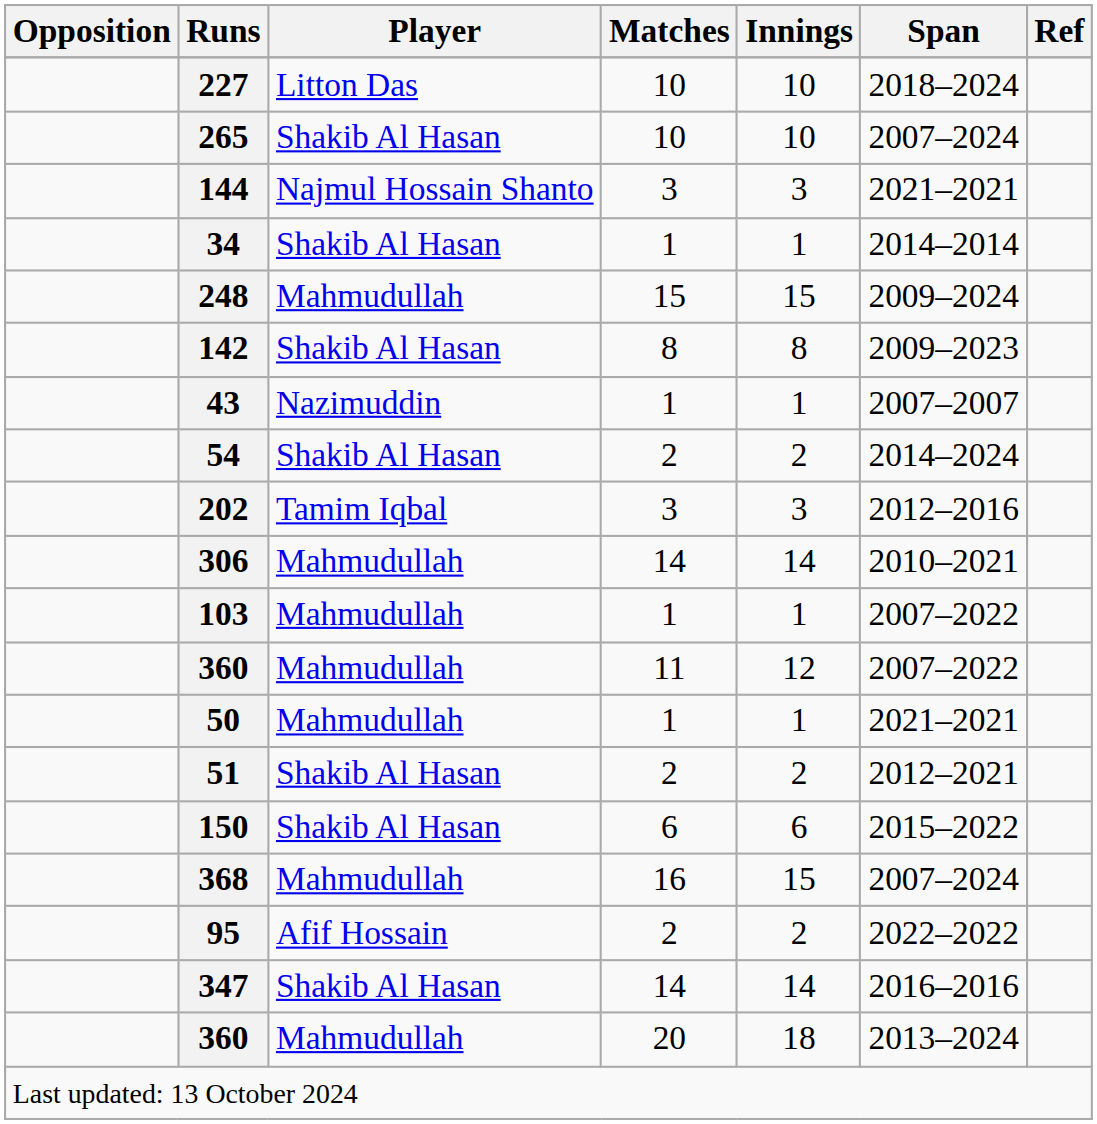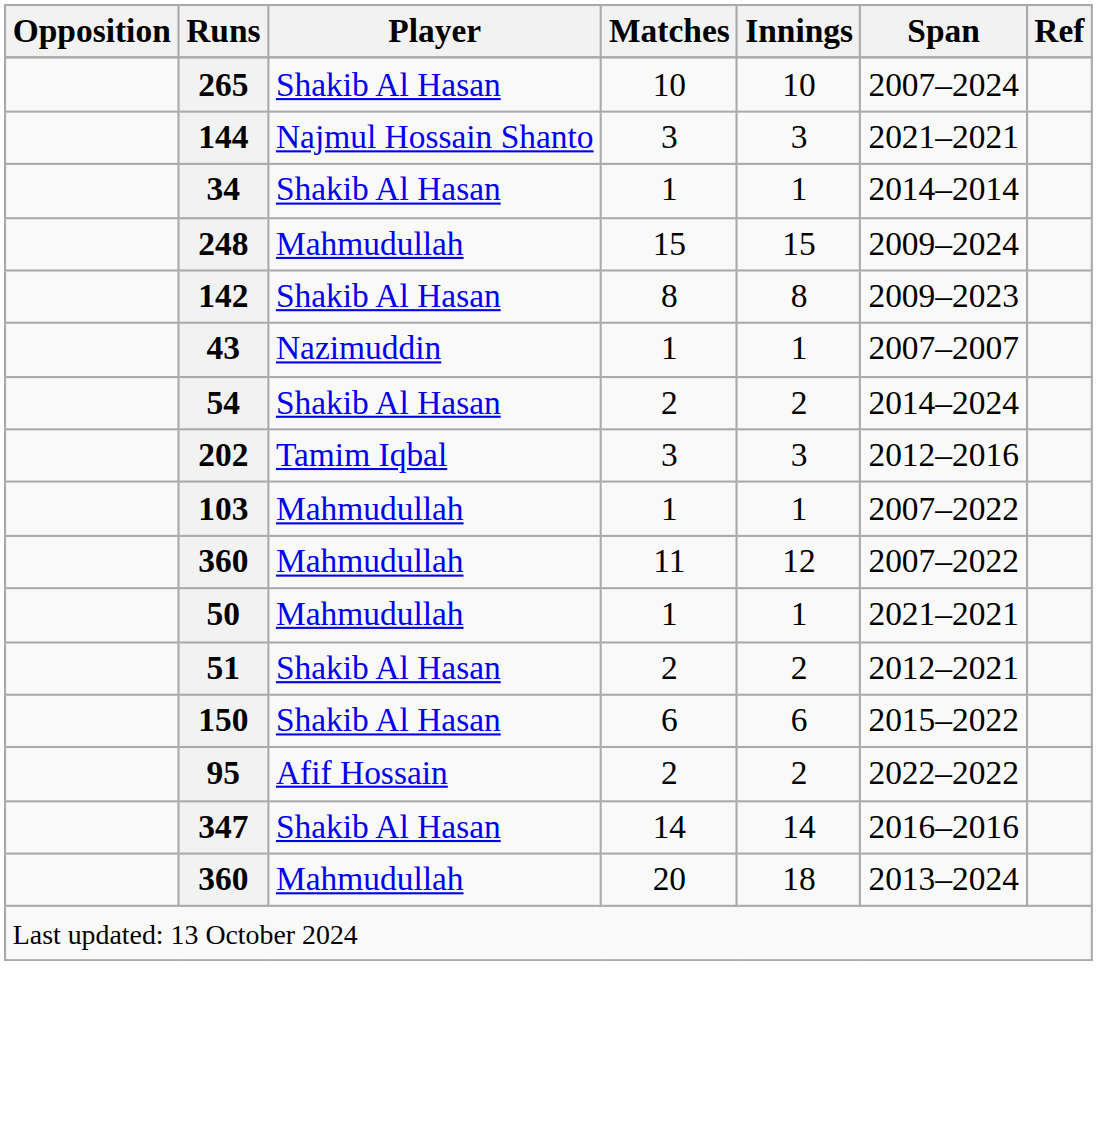- row: (223, 84)
- row: (223, 561)
- row: (223, 879)
